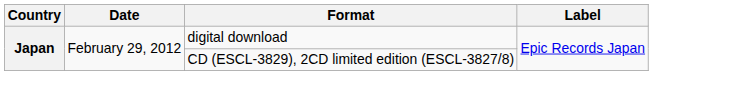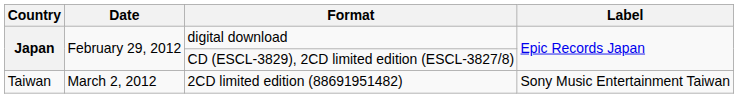+ row: (295, 81)
